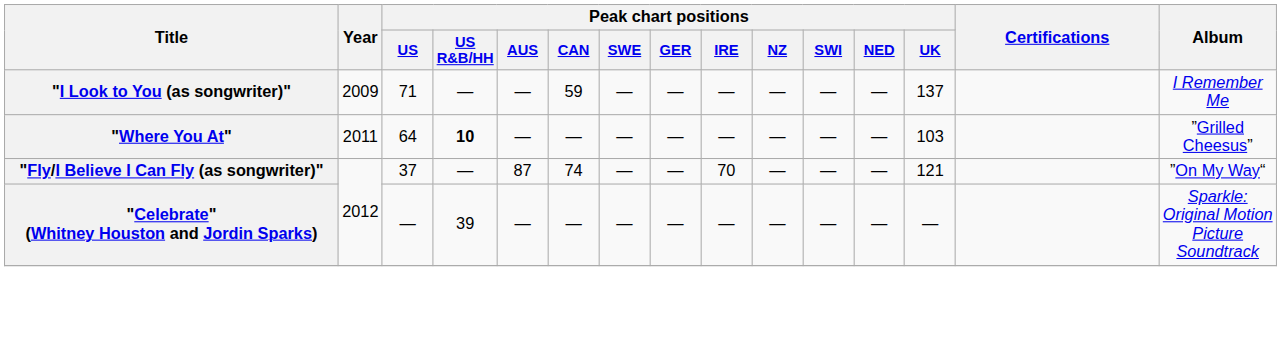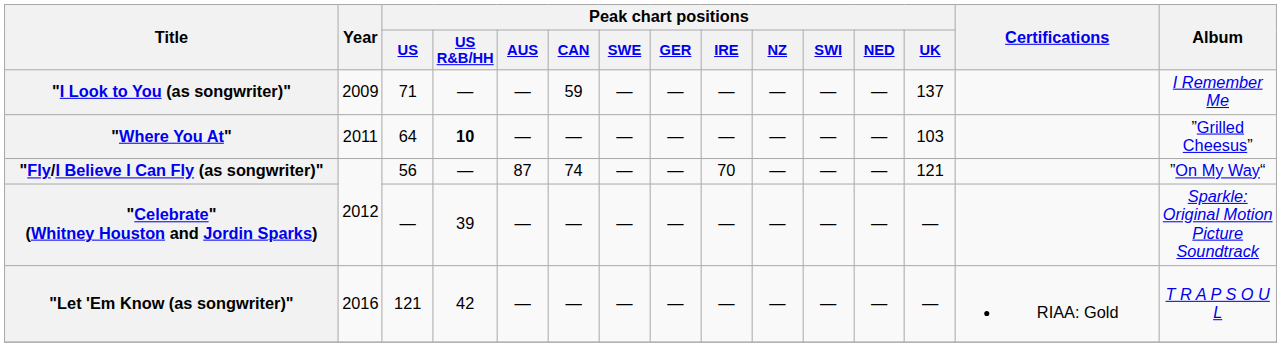(408, 171) 37 -> (408, 171) 56
+ row: (171, 303)
